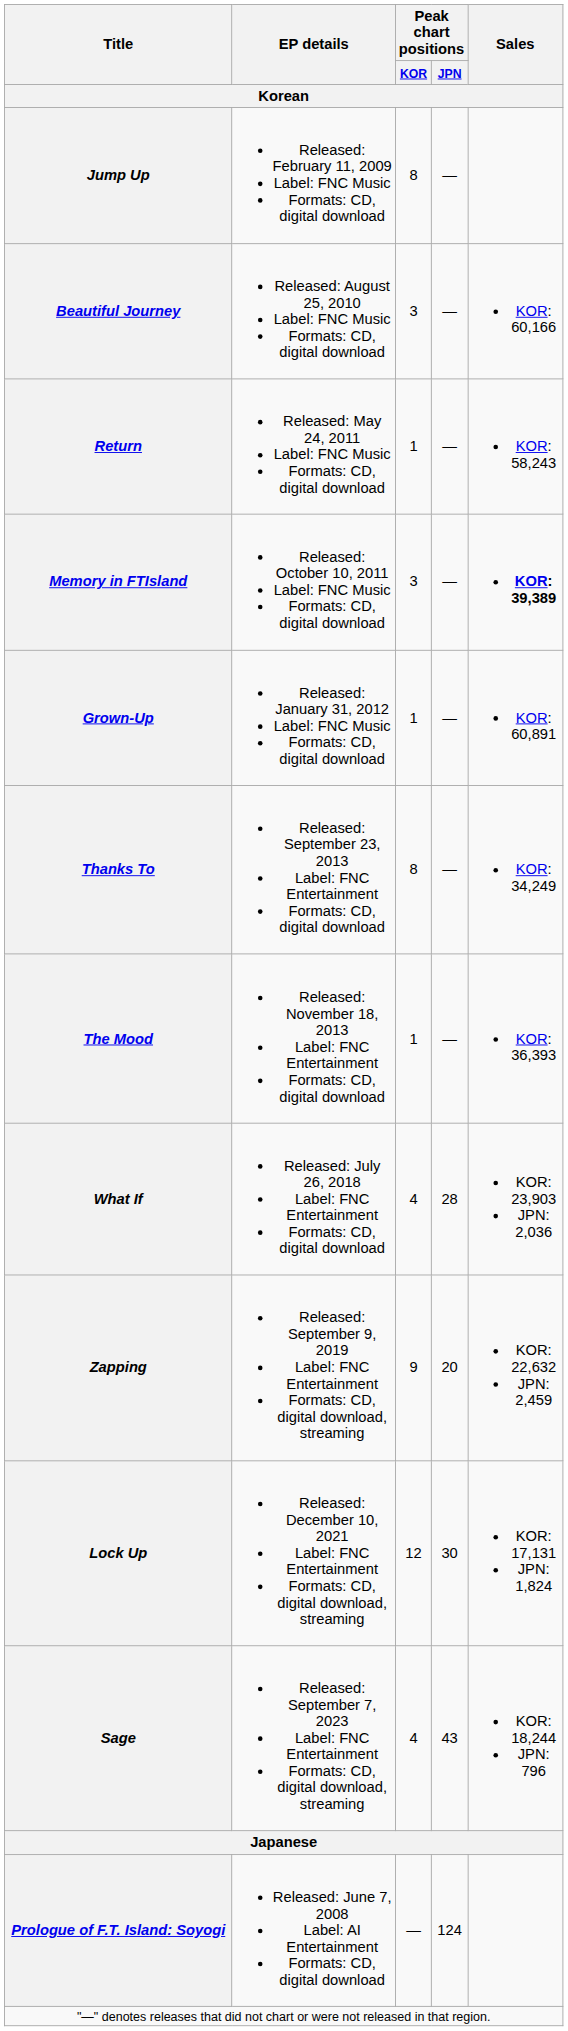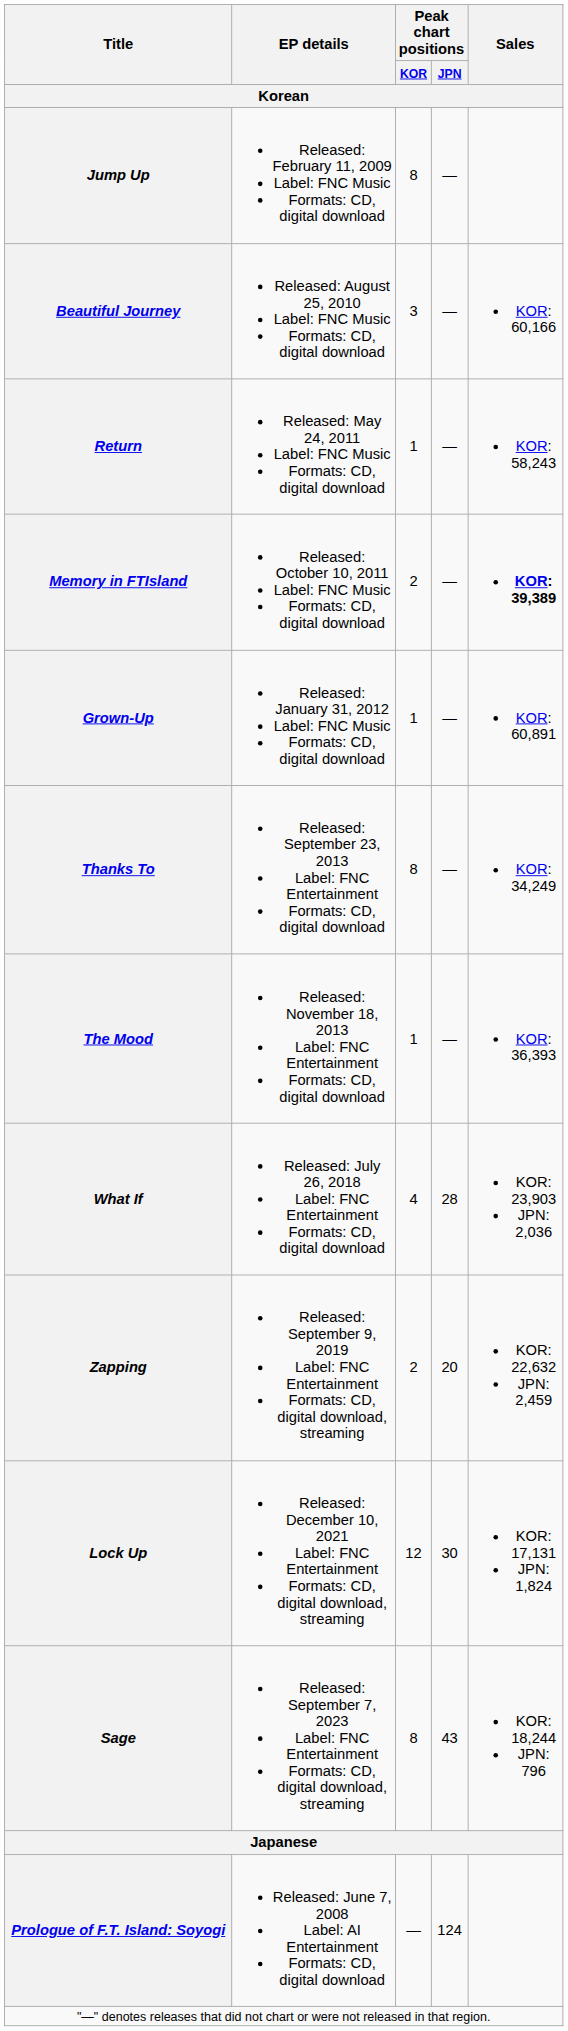(414, 582) 3 -> (414, 582) 2
(414, 1367) 9 -> (414, 1367) 2
(414, 1738) 4 -> (414, 1738) 8
